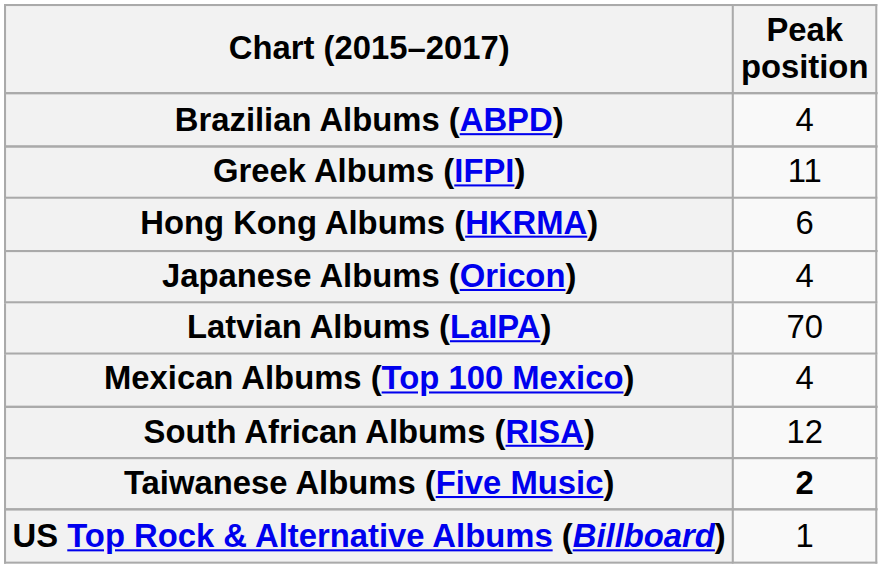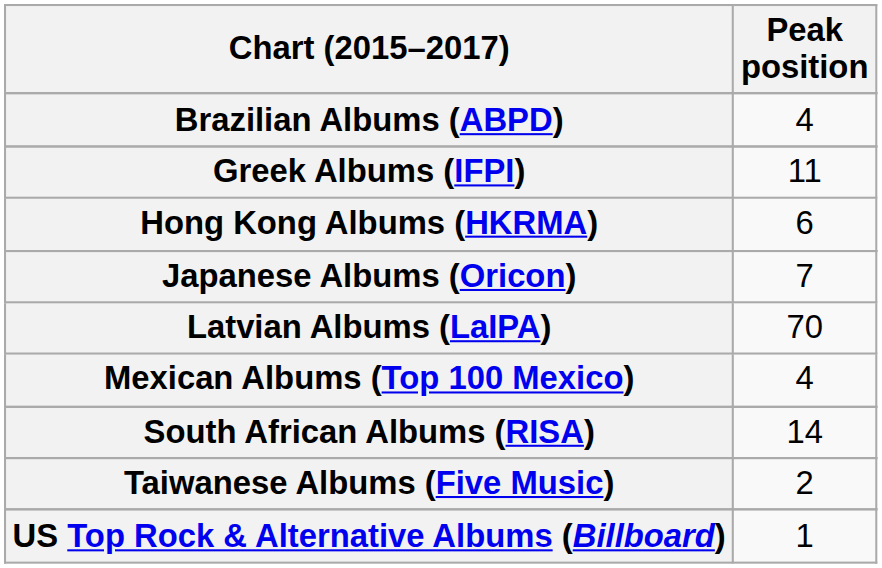(805, 275) 4 -> (805, 275) 7
(805, 431) 12 -> (805, 431) 14
(805, 483) bold -> (805, 483) normal
